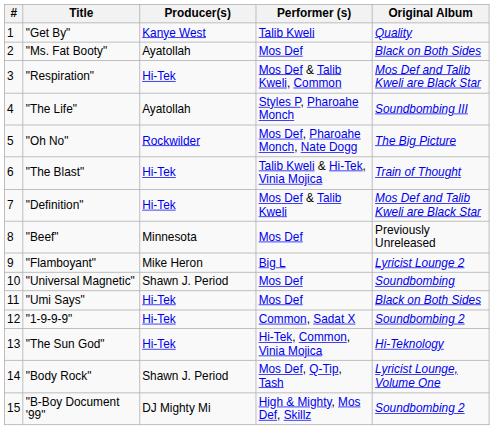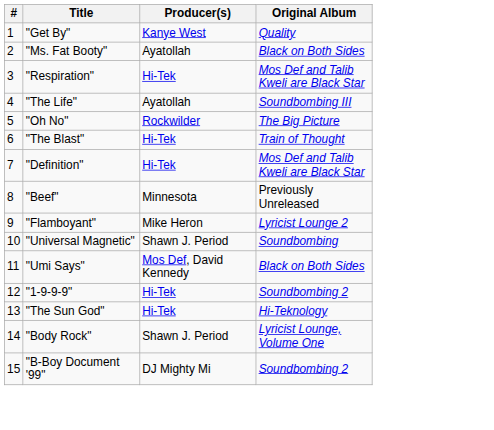- column: (314, 13)
(159, 300) Hi-Tek -> (183, 267) Mos Def, David Kennedy
